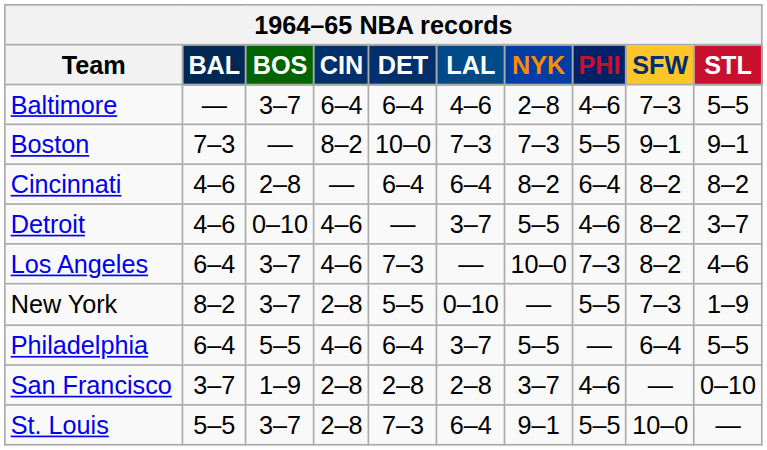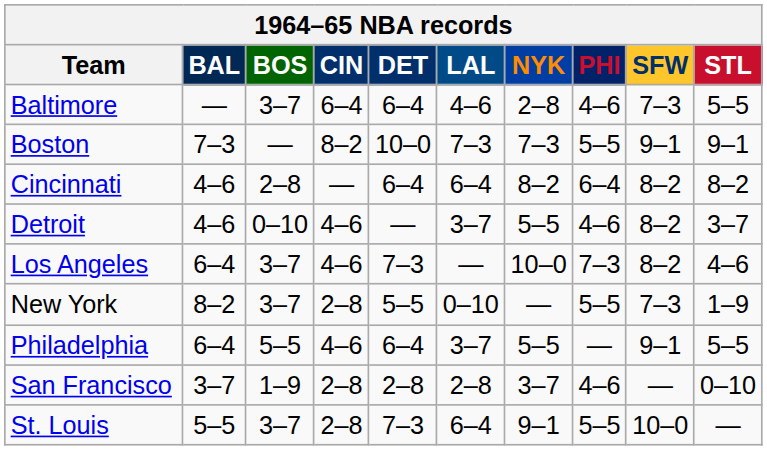(660, 345) 6–4 -> (660, 345) 9–1
